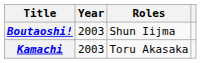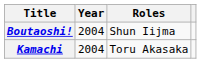(91, 31) 2003 -> (91, 31) 2004
(91, 49) 2003 -> (91, 49) 2004
